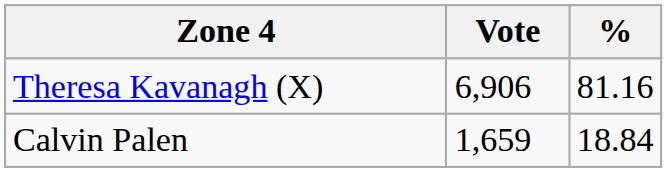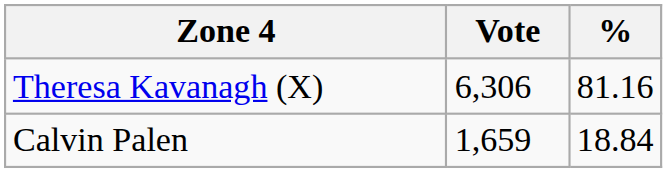(493, 85) 6,906 -> (493, 85) 6,306
